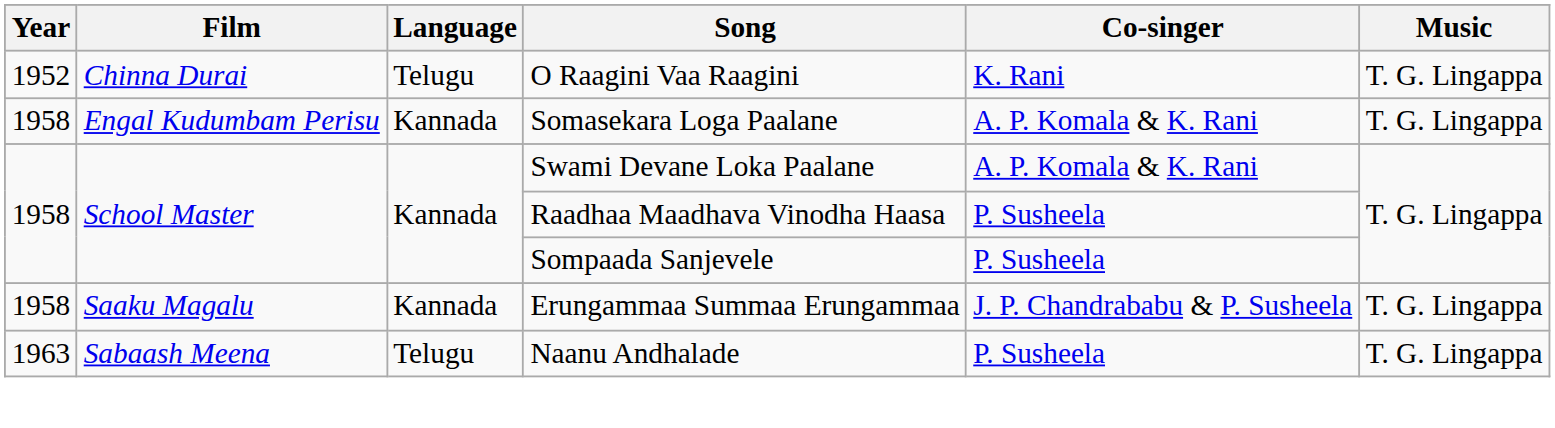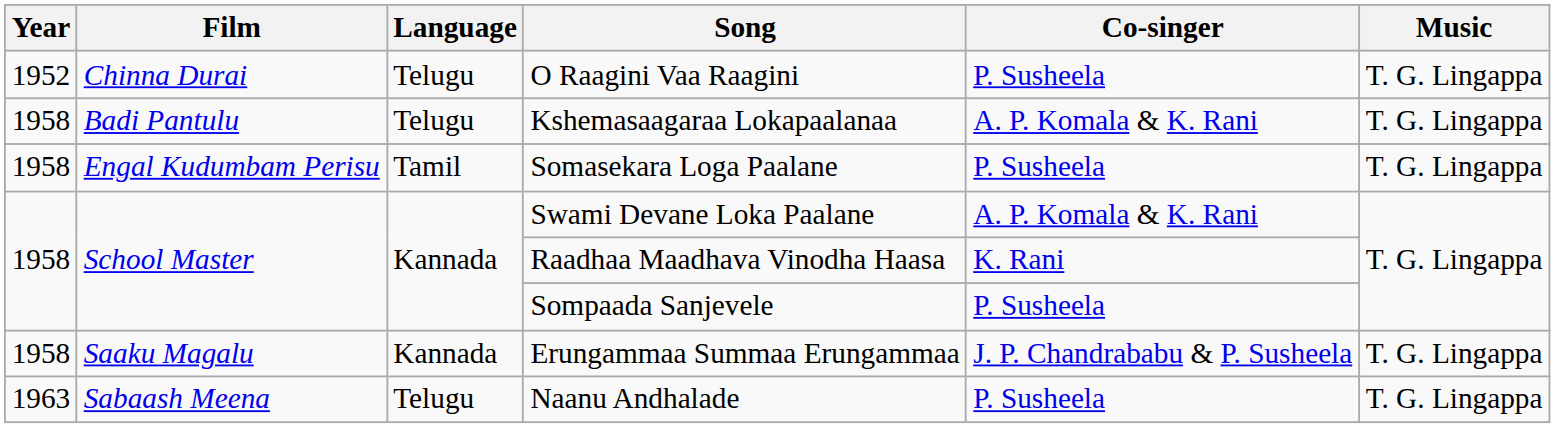(1019, 74) K. Rani -> (1039, 74) P. Susheela
+ row: (714, 120)
(445, 120) Kannada -> (427, 167) Tamil
(1116, 120) A. P. Komala & K. Rani -> (1039, 167) P. Susheela
(1039, 213) P. Susheela -> (1019, 259) K. Rani
